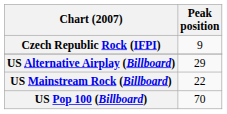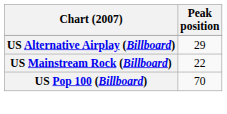- row: (91, 44)
